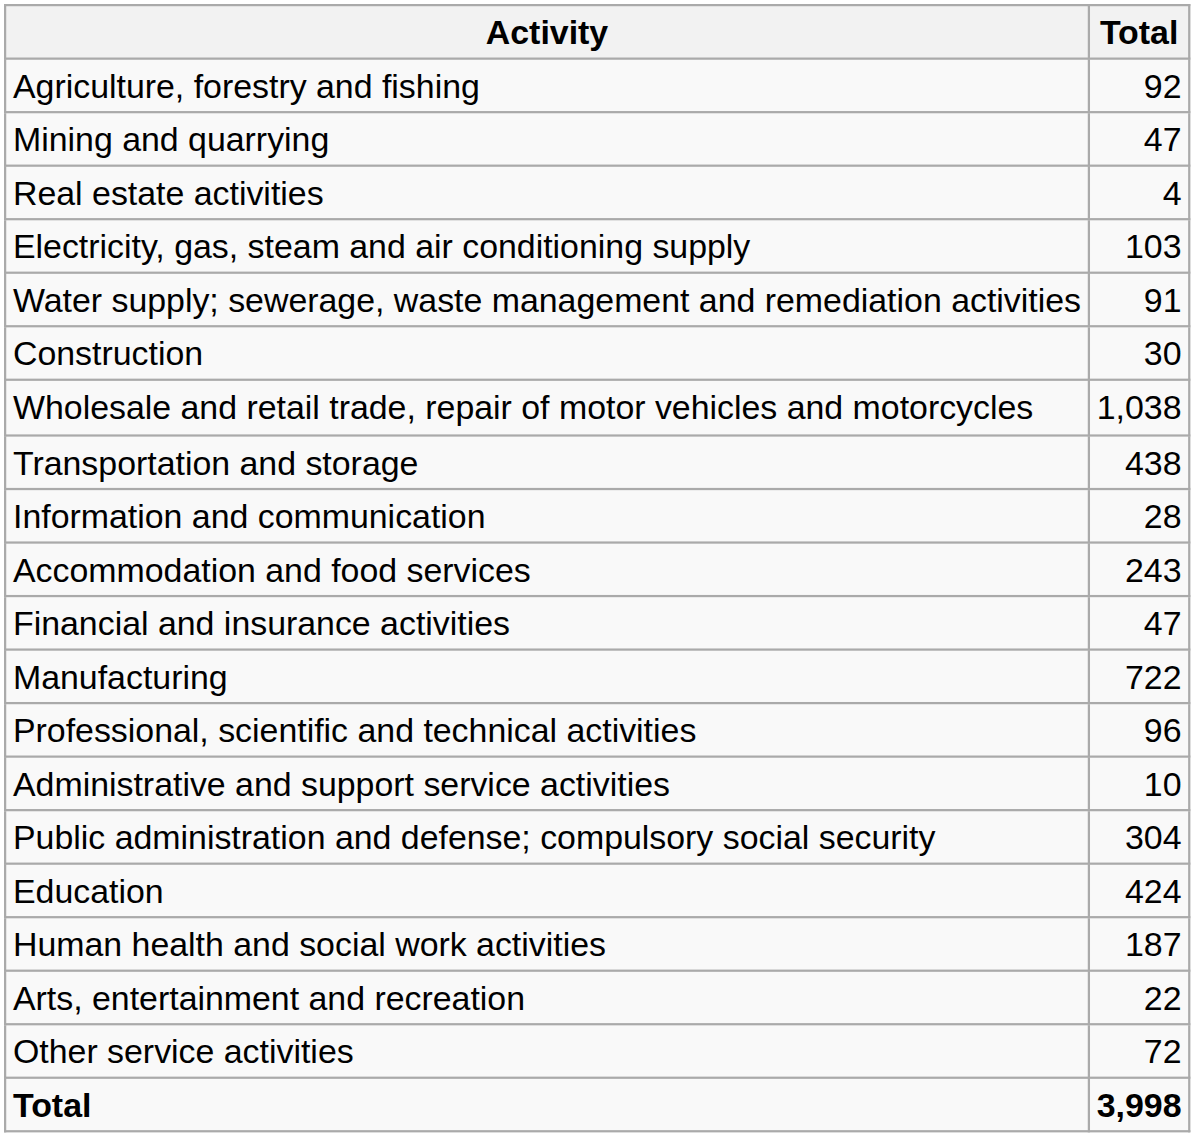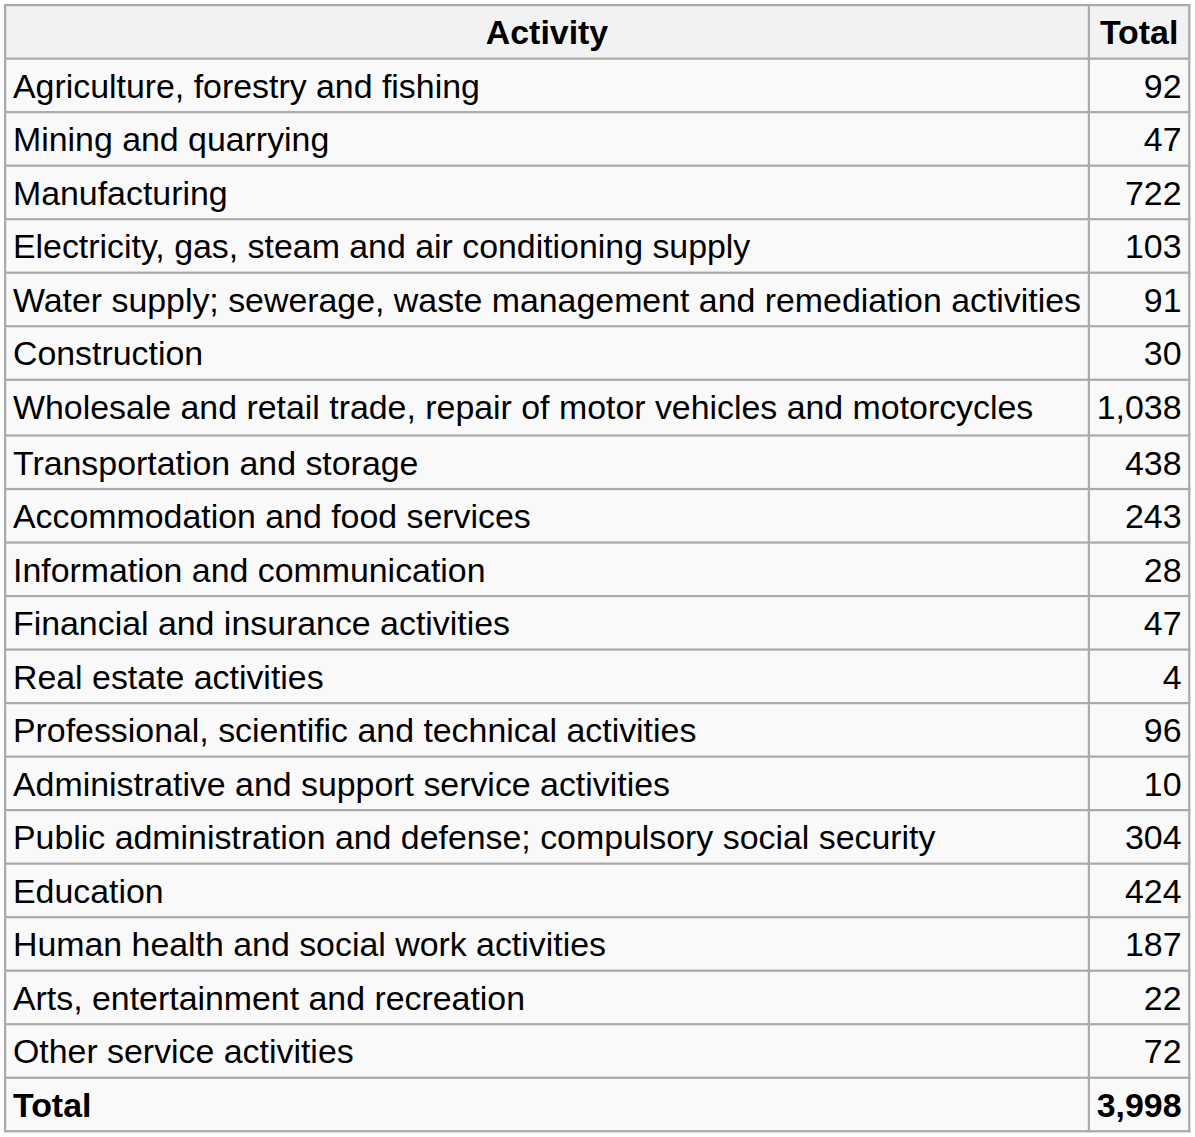rows swapped: (120, 676) <-> (168, 193)
rows swapped: (272, 569) <-> (249, 515)
